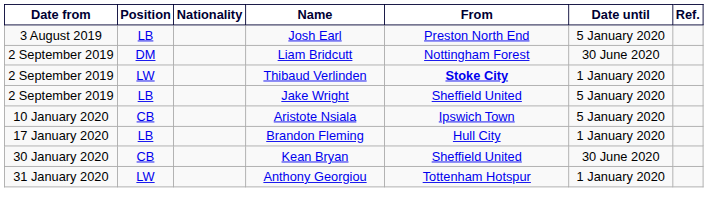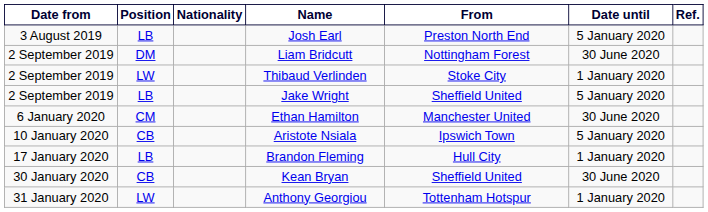(477, 76) bold -> (477, 76) normal
+ row: (315, 116)
